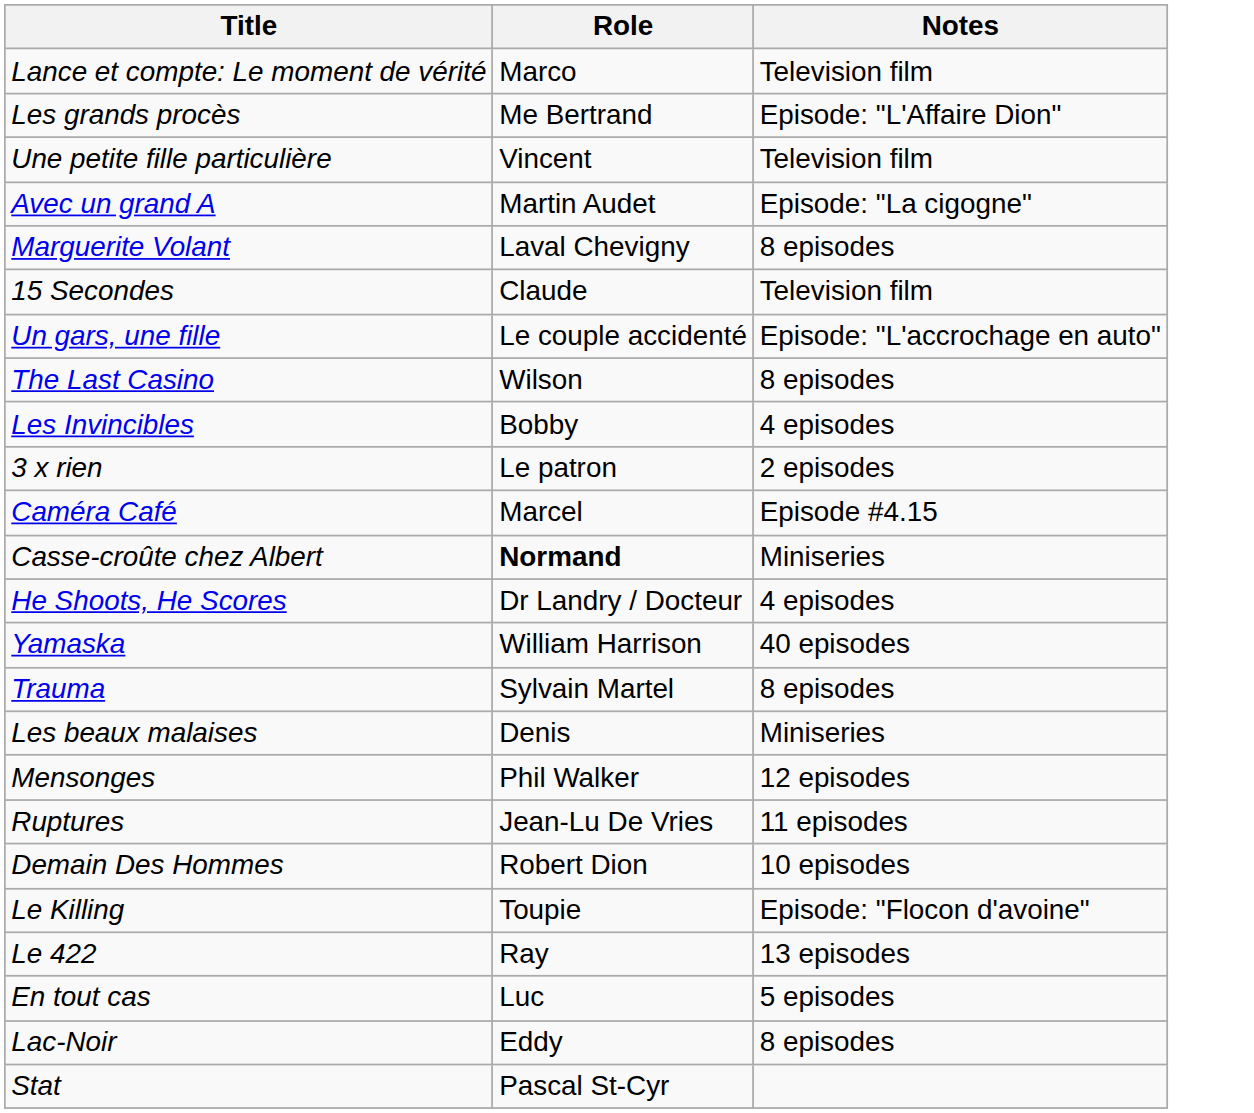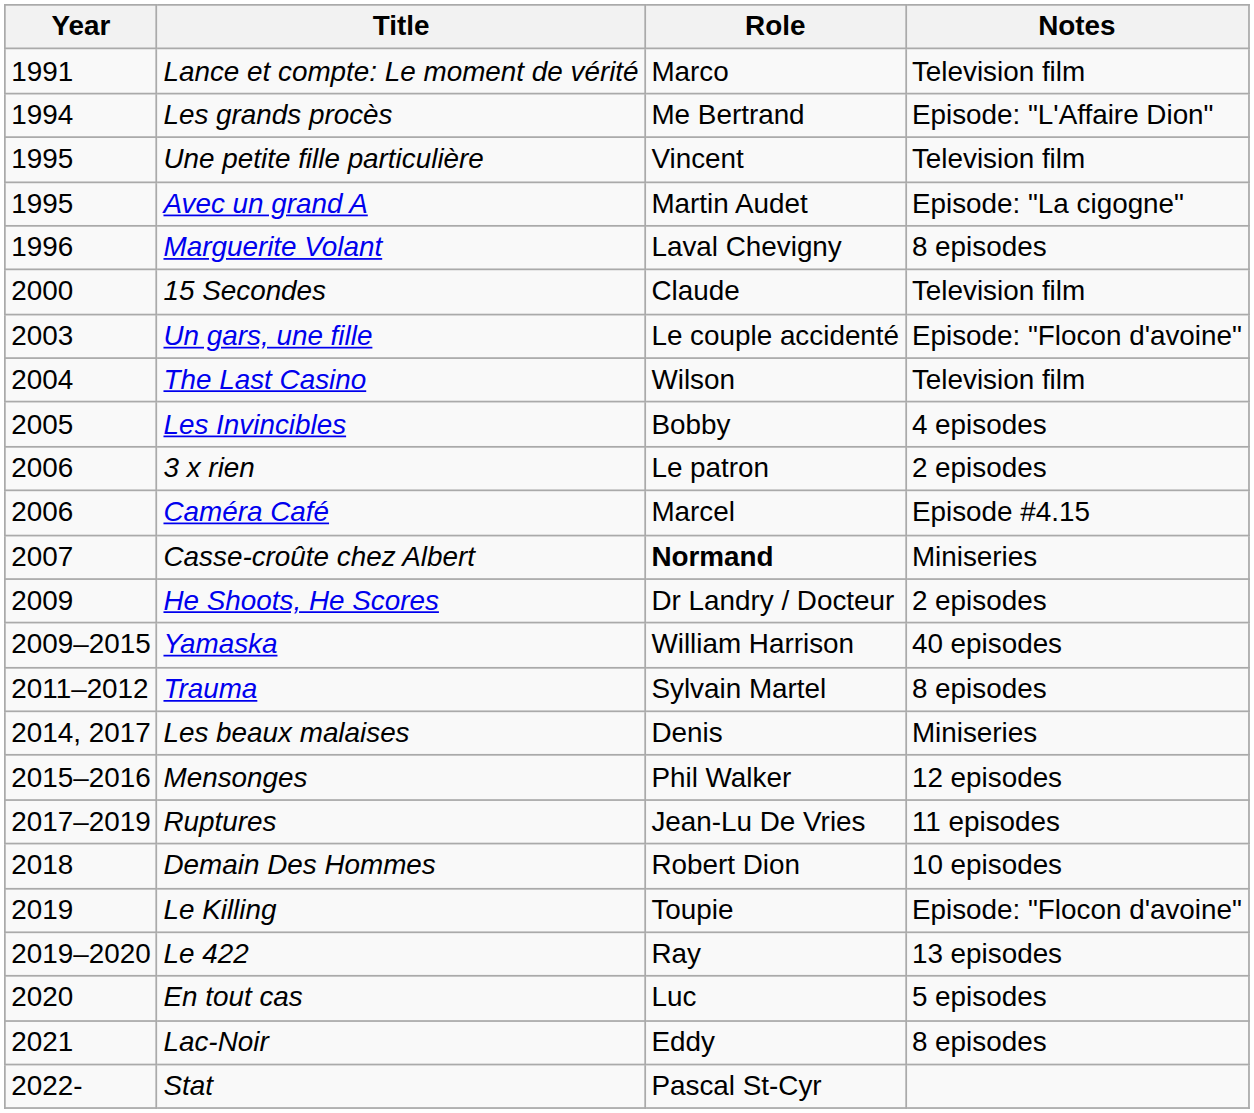+ column: (81, 26)
(960, 335) Episode: "L'accrochage en auto" -> (1077, 335) Episode: "Flocon d'avoine"
(827, 379) 8 episodes -> (999, 379) Television film
(827, 600) 4 episodes -> (979, 600) 2 episodes
